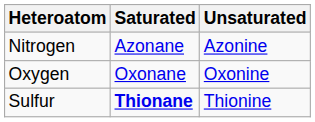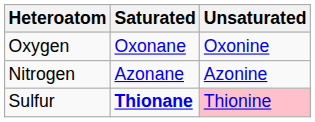rows swapped: (42, 46) <-> (39, 74)
(238, 102) no background -> (238, 102) pink background
